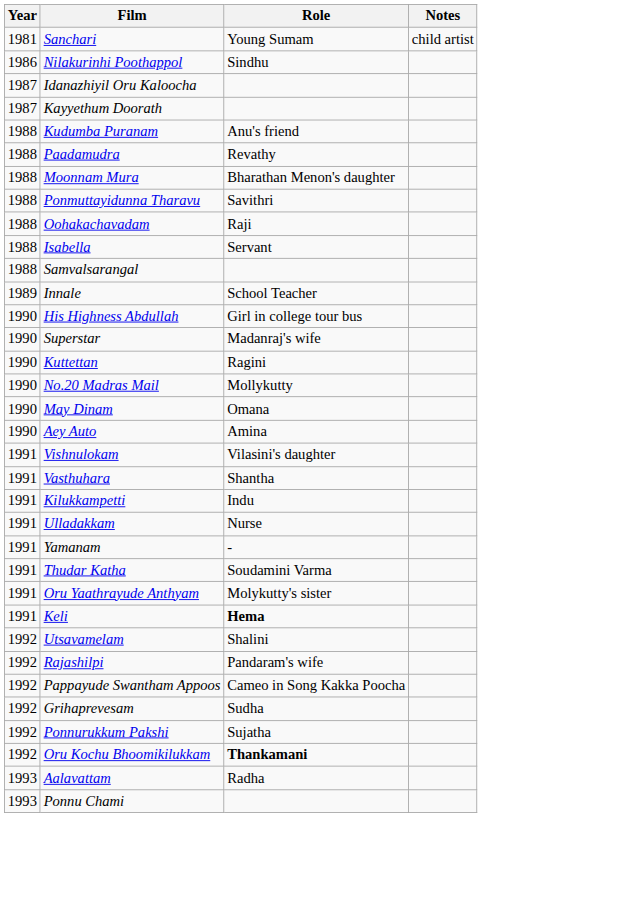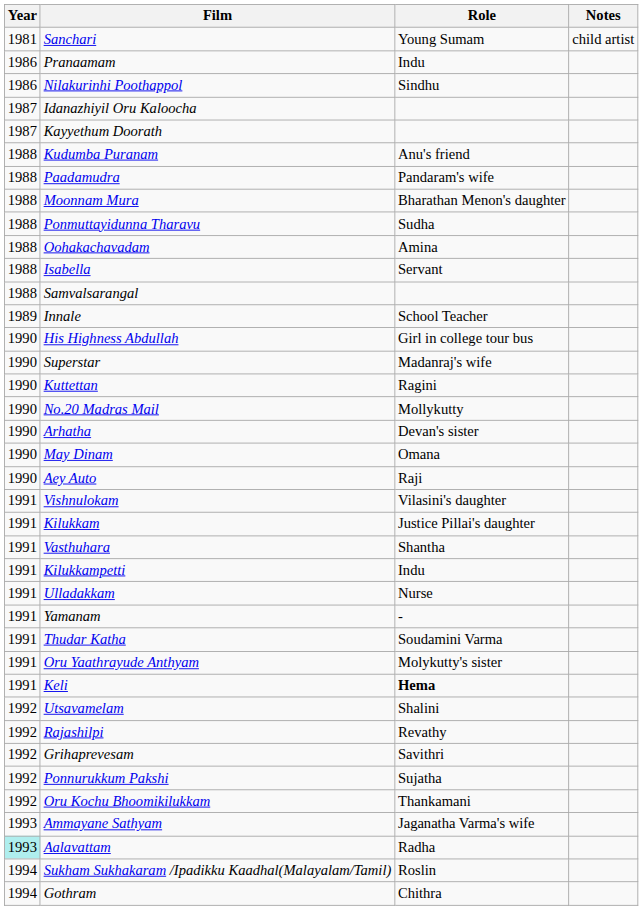+ row: (80, 62)
(251, 154) Revathy -> (446, 177) Pandaram's wife
(250, 200) Savithri -> (416, 223) Sudha
(239, 223) Raji -> (418, 246) Amina
+ row: (67, 431)
(247, 431) Amina -> (410, 477) Raji
+ row: (72, 524)
(275, 662) Pandaram's wife -> (422, 731) Revathy
- row: (132, 685)
(245, 708) Sudha -> (421, 754) Savithri
(267, 754) bold -> (434, 801) normal
+ row: (103, 824)
(22, 778) no background -> (22, 847) paleturquoise background
- row: (84, 801)
+ row: (217, 870)
+ row: (70, 893)
